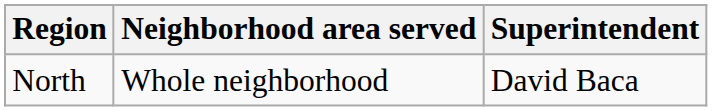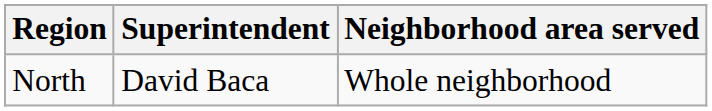columns swapped: (595, 29) <-> (299, 29)
